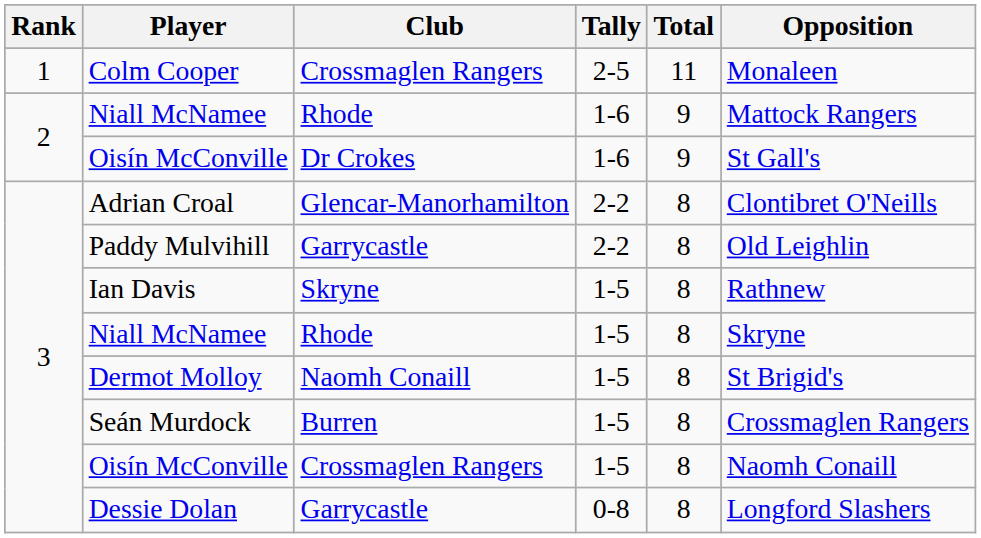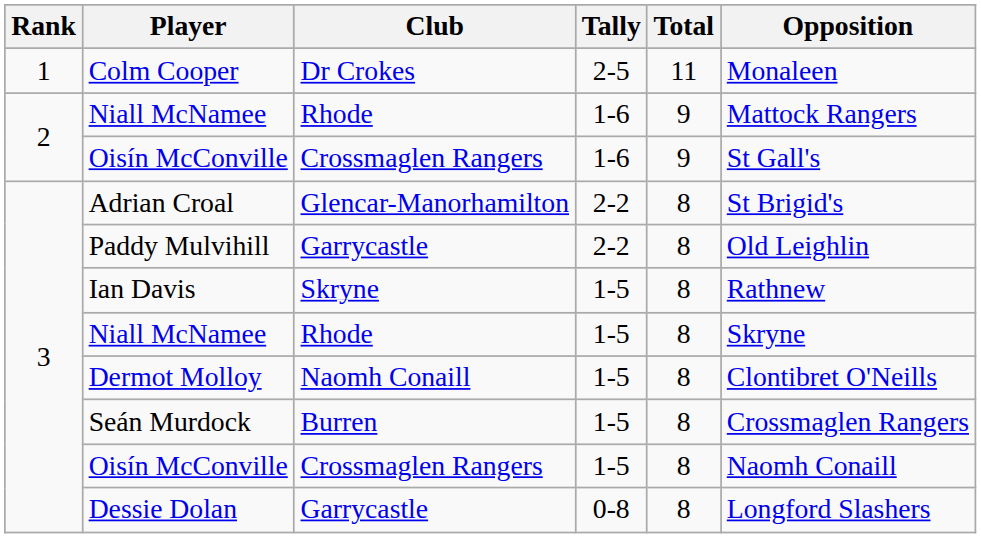(422, 70) Crossmaglen Rangers -> (358, 70) Dr Crokes
(358, 158) Dr Crokes -> (422, 158) Crossmaglen Rangers
(832, 202) Clontibret O'Neills -> (785, 202) St Brigid's
(785, 377) St Brigid's -> (832, 377) Clontibret O'Neills
